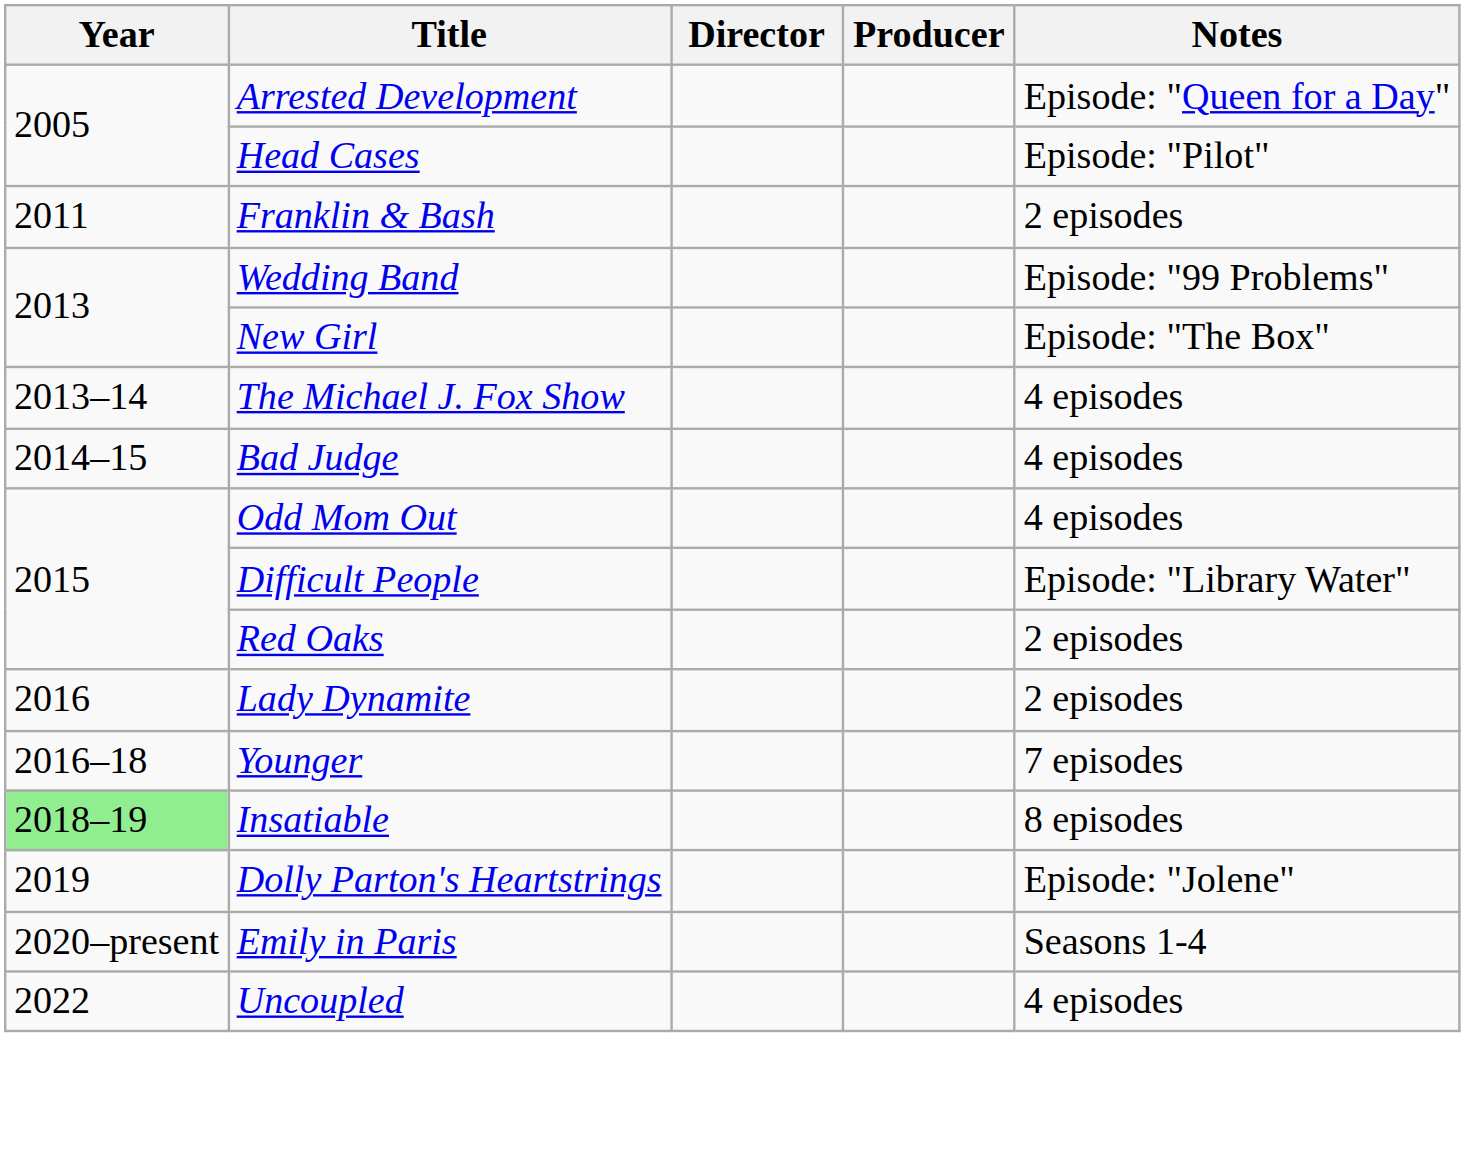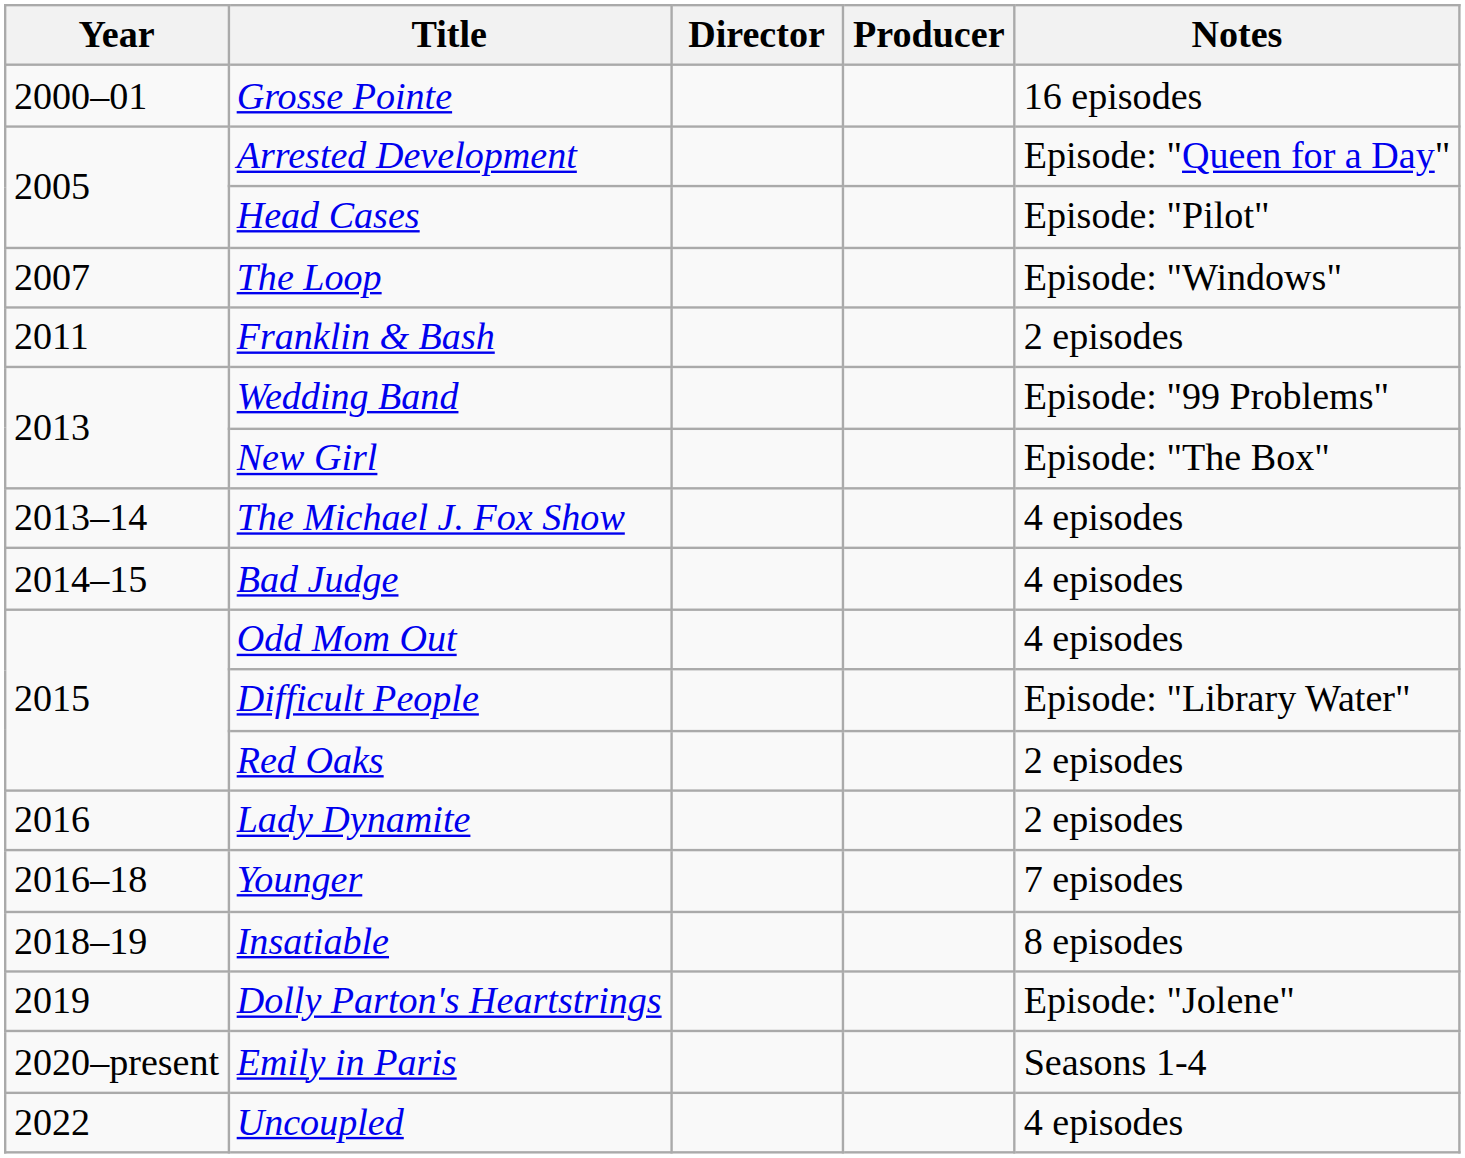+ row: (344, 95)
+ row: (309, 276)
(81, 819) lightgreen background -> (81, 940) no background
